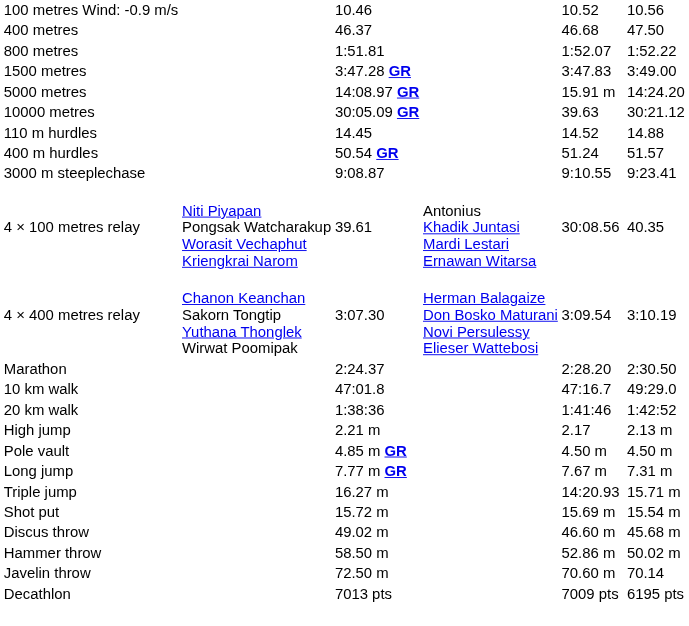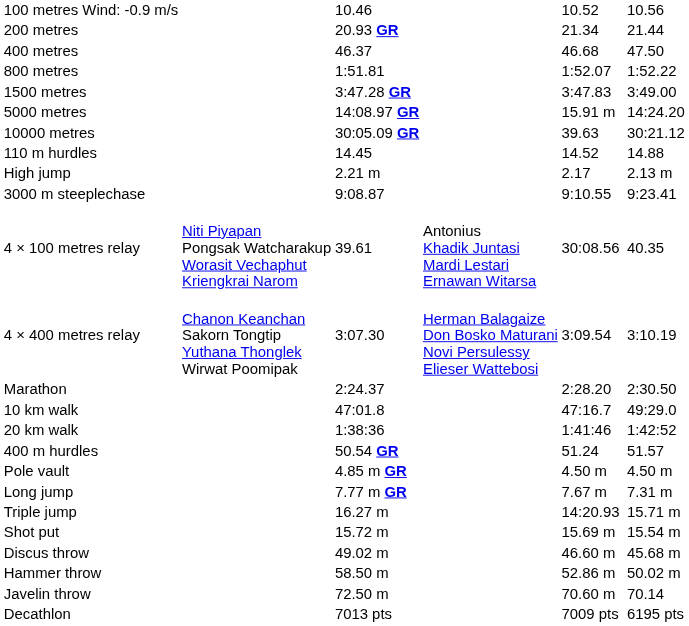+ row: (41, 30)
rows swapped: (51, 153) <-> (37, 430)
